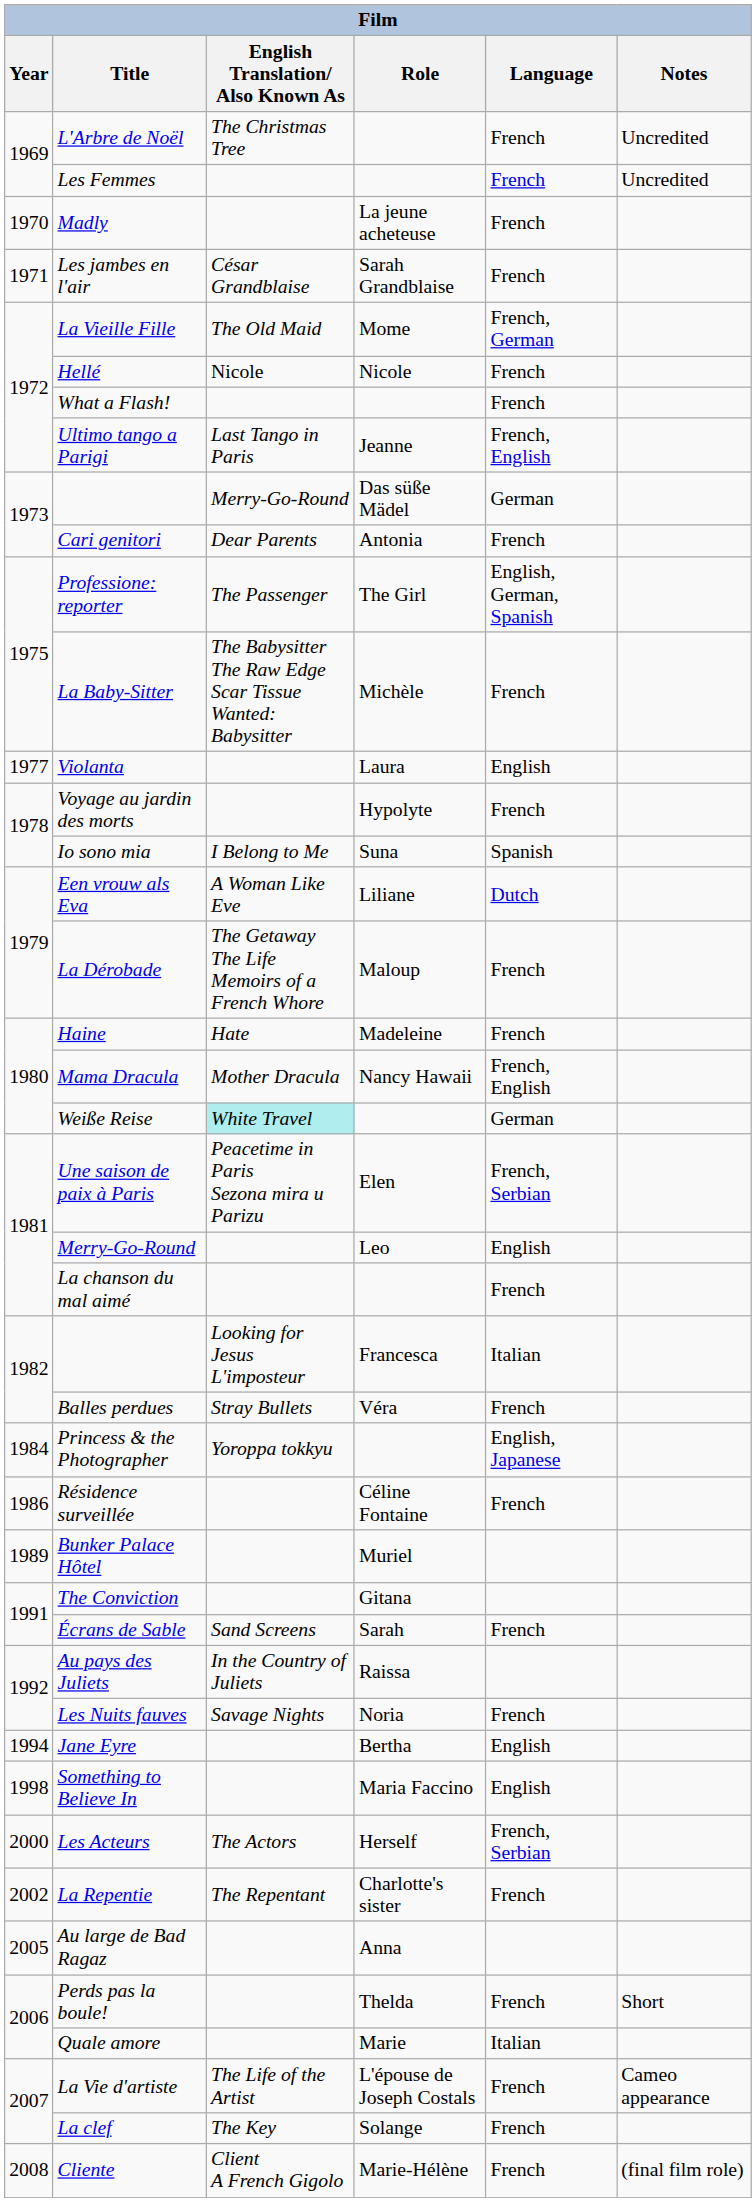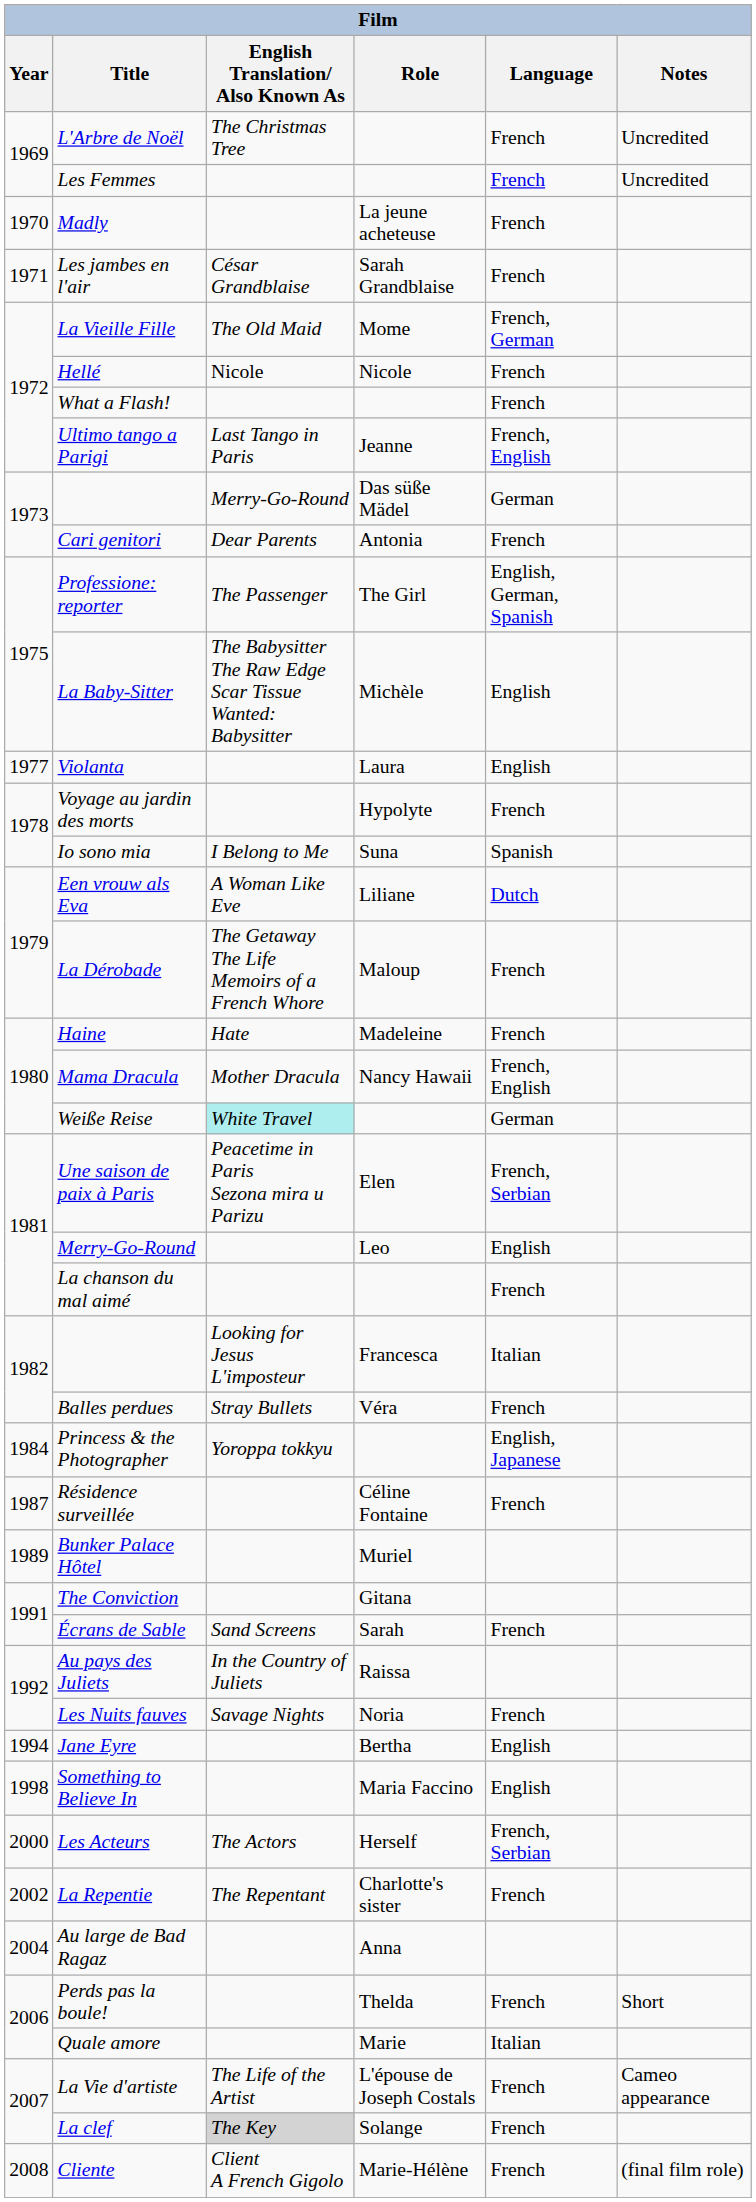(518, 691) French -> (521, 691) English
(29, 1502) 1986 -> (29, 1502) 1987
(29, 1947) 2005 -> (29, 1947) 2004
(244, 2128) no background -> (244, 2128) lightgrey background
